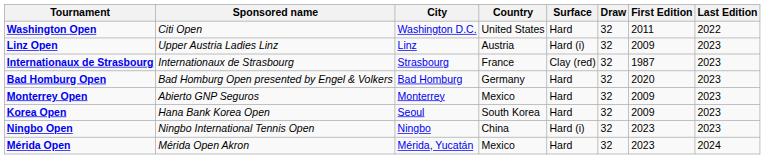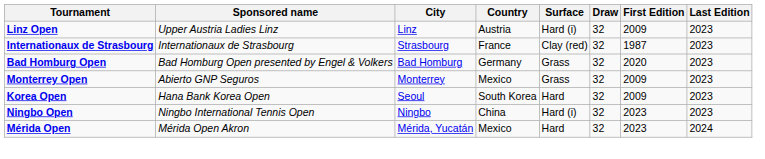- row: (52, 30)
(561, 79) Hard -> (556, 63) Grass
(561, 96) Hard -> (556, 79) Grass
